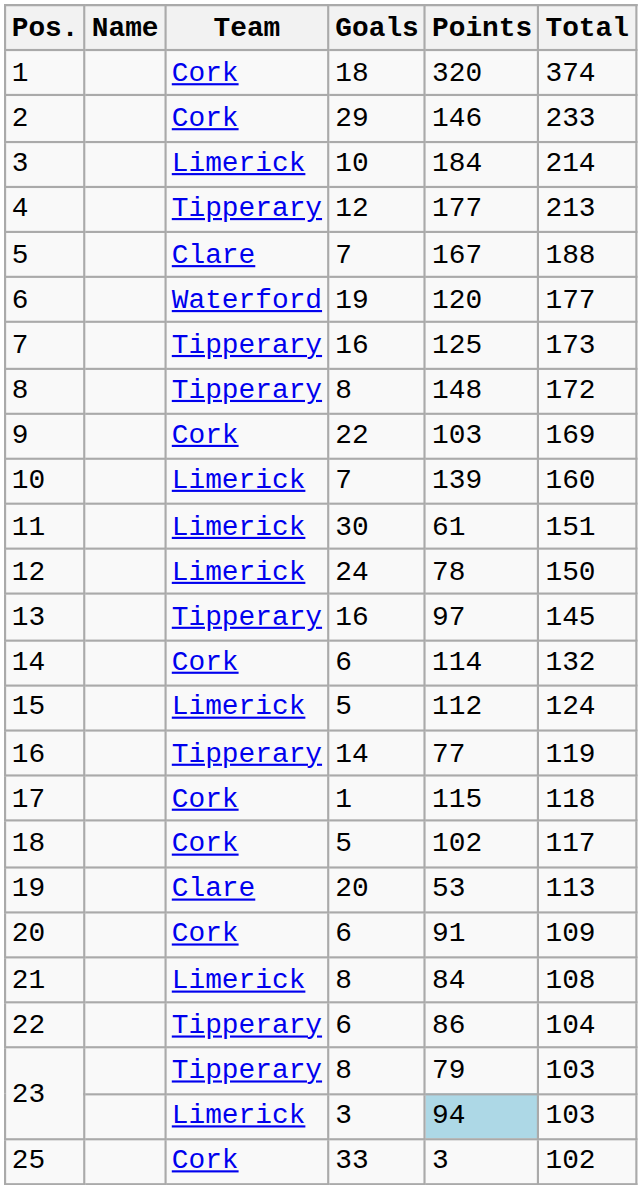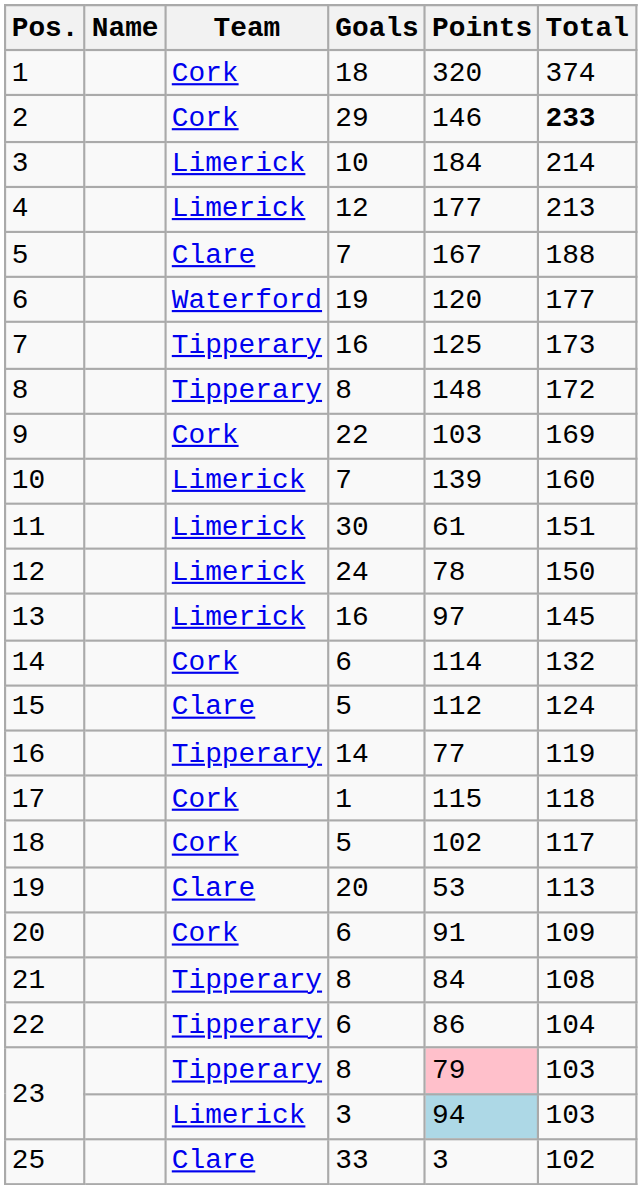(570, 118) normal -> (570, 118) bold
(247, 209) Tipperary -> (239, 209) Limerick
(247, 617) Tipperary -> (239, 617) Limerick
(239, 708) Limerick -> (214, 708) Clare
(239, 980) Limerick -> (247, 980) Tipperary
(449, 1071) no background -> (449, 1071) pink background
(205, 1161) Cork -> (214, 1161) Clare
